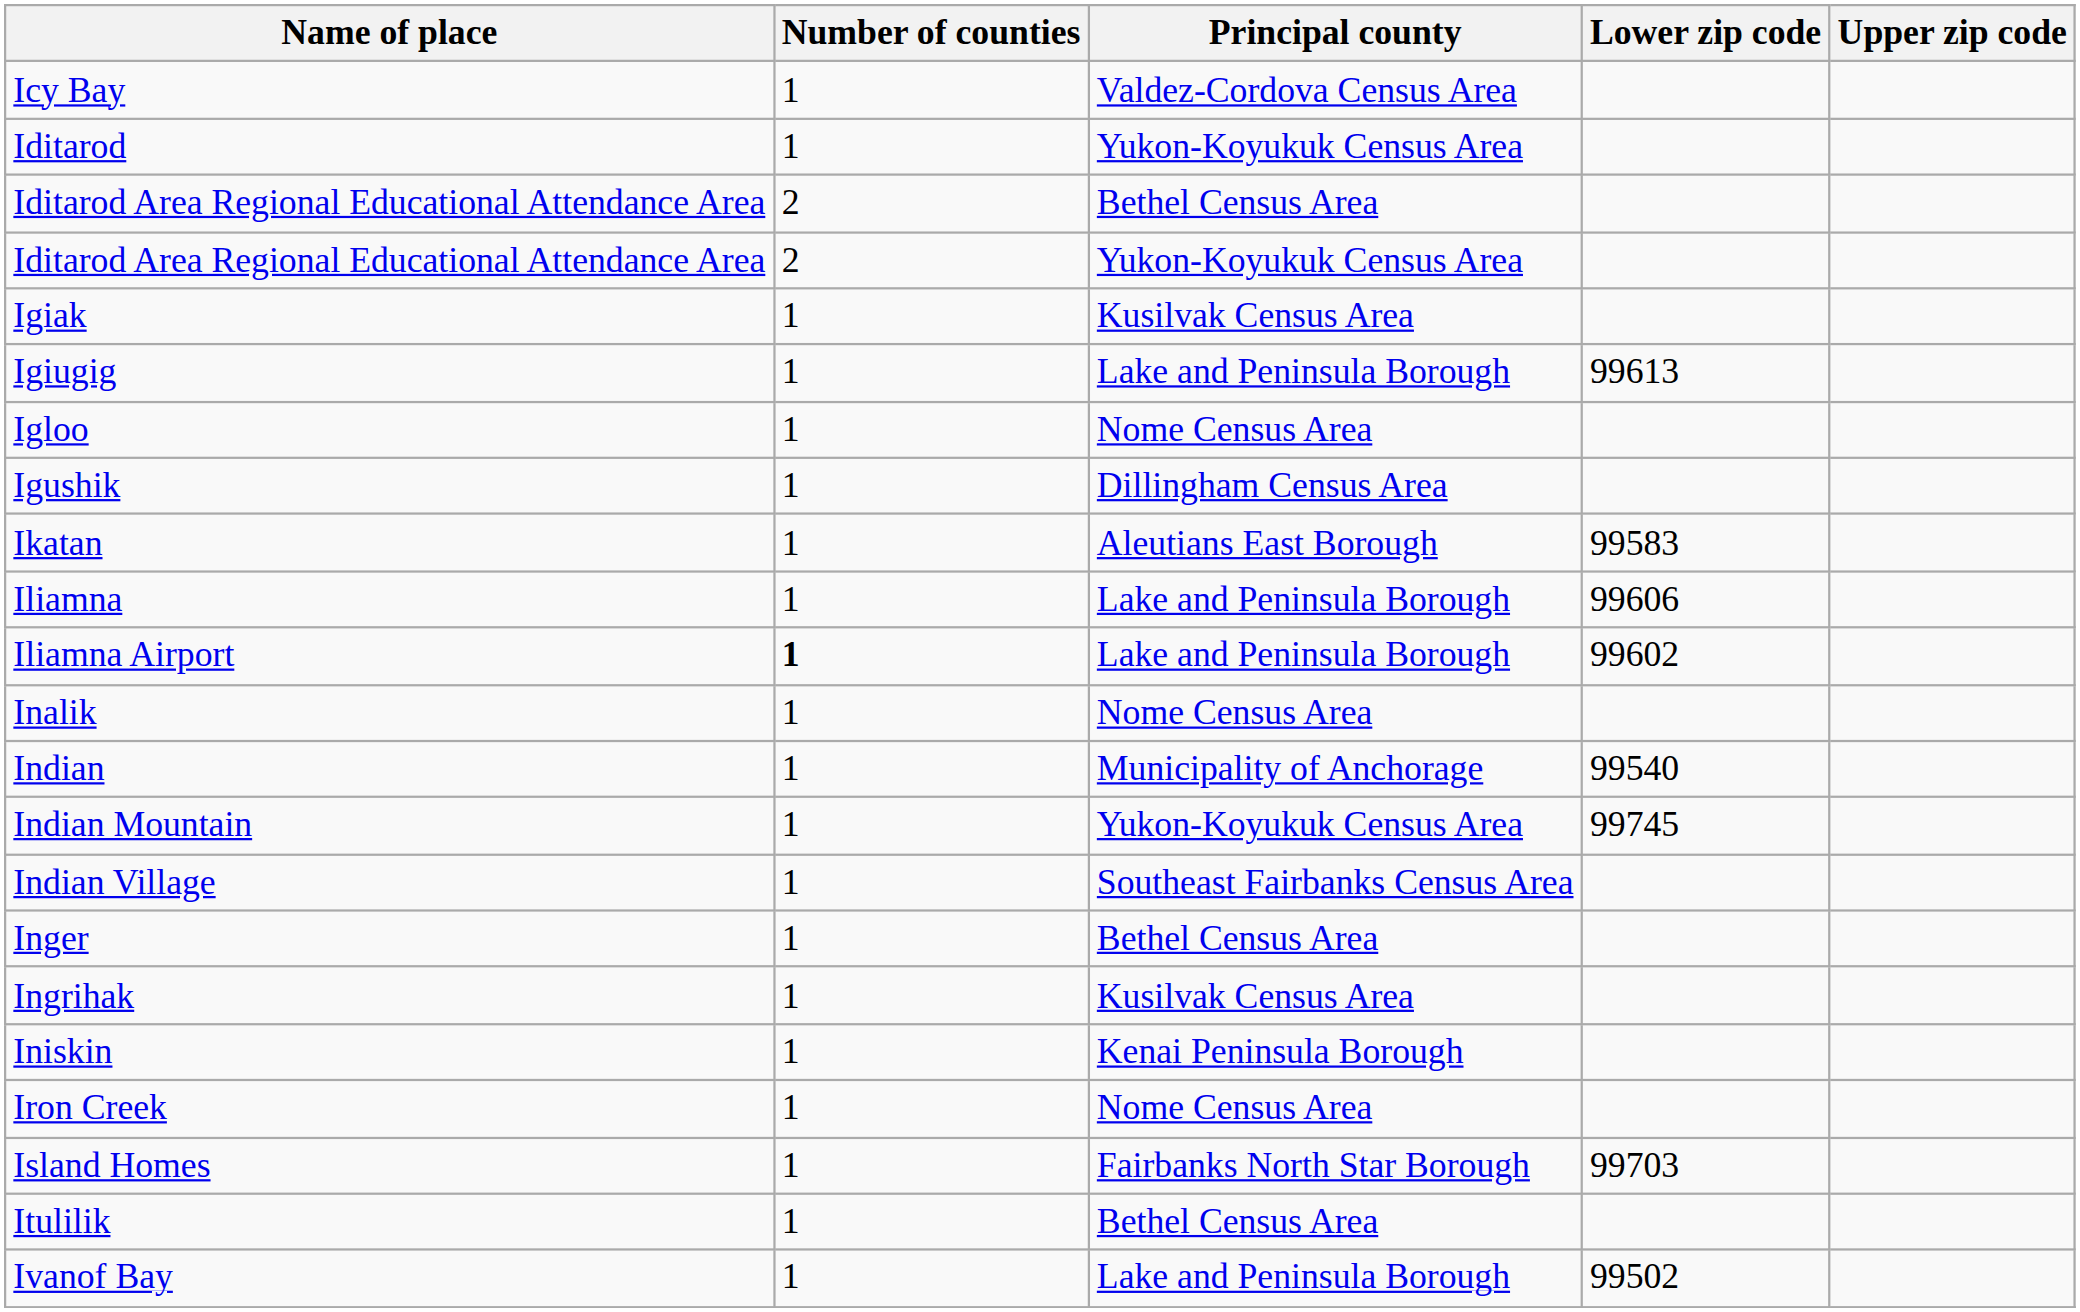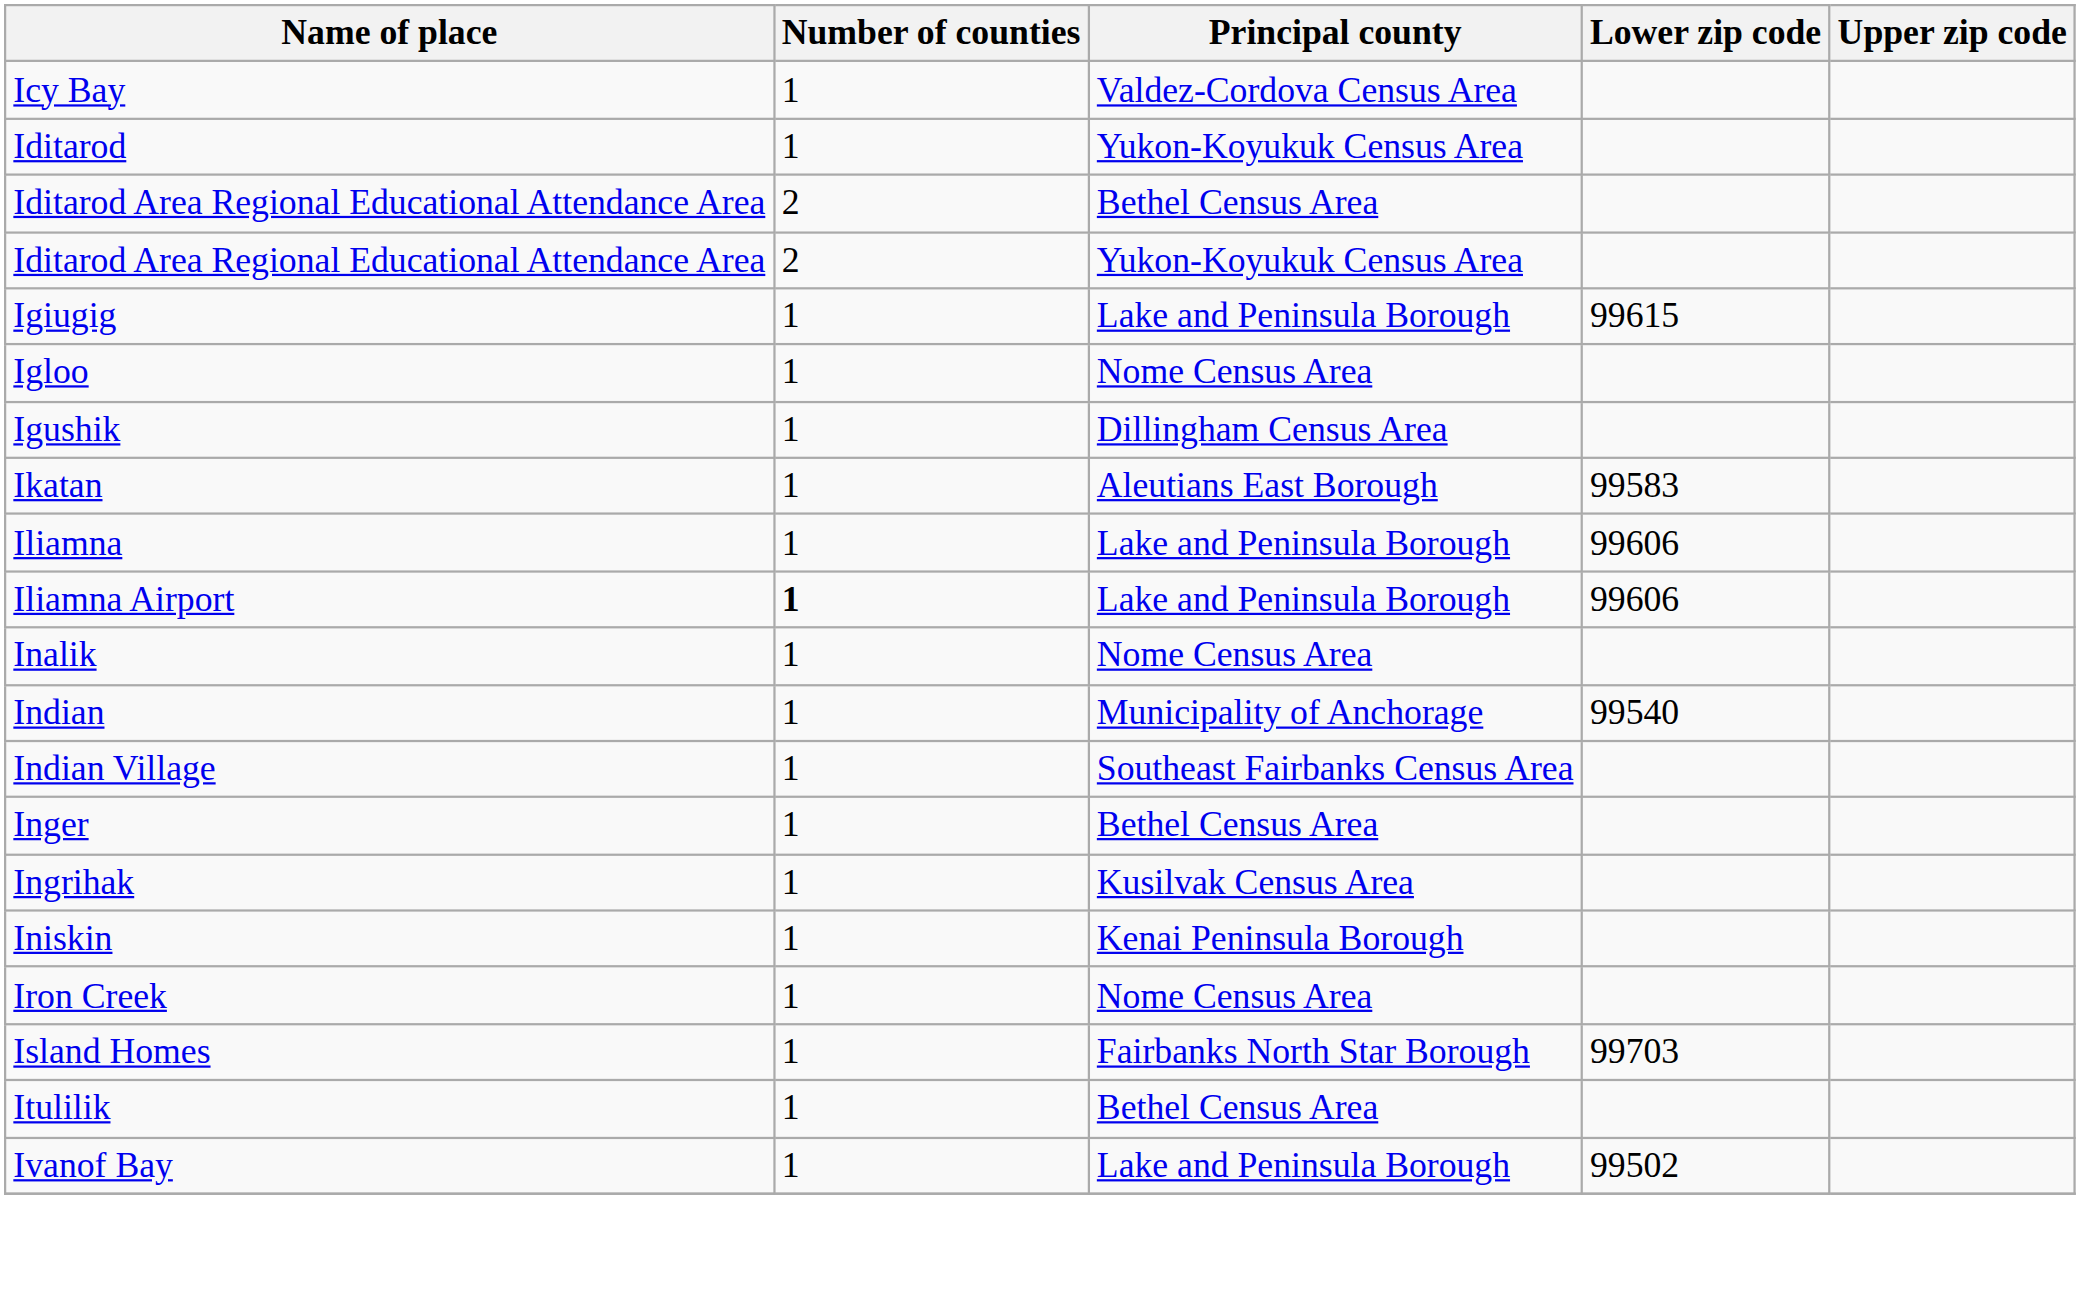- row: (50, 315)
(1635, 372) 99613 -> (1635, 315) 99615
(1635, 655) 99602 -> (1635, 598) 99606
- row: (133, 825)
